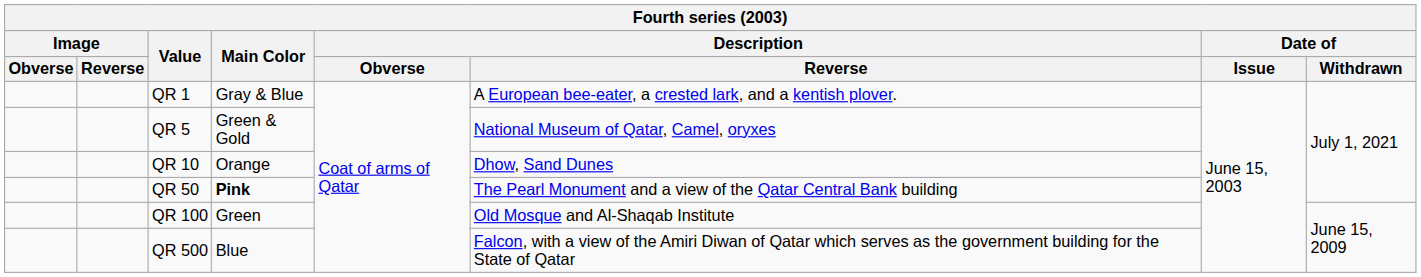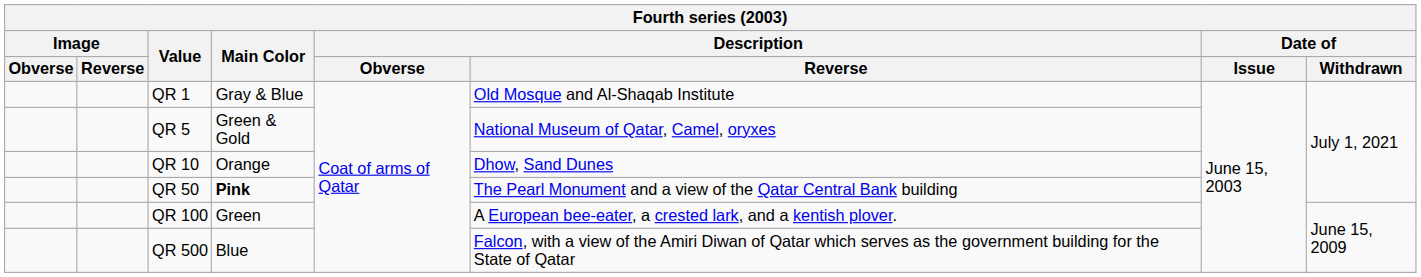(685, 95) A European bee-eater, a crested lark, and a kentish plover. -> (604, 95) Old Mosque and Al-Shaqab Institute
(604, 216) Old Mosque and Al-Shaqab Institute -> (685, 216) A European bee-eater, a crested lark, and a kentish plover.
